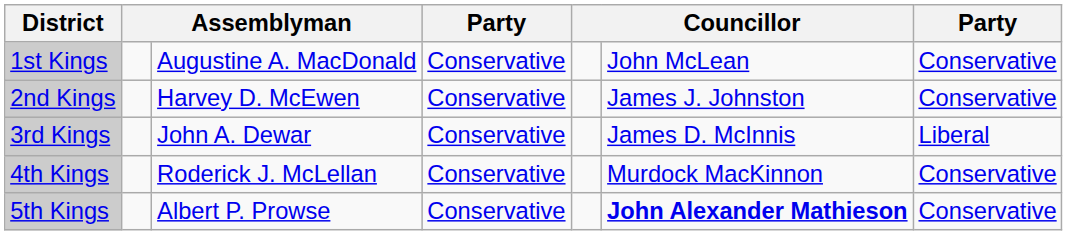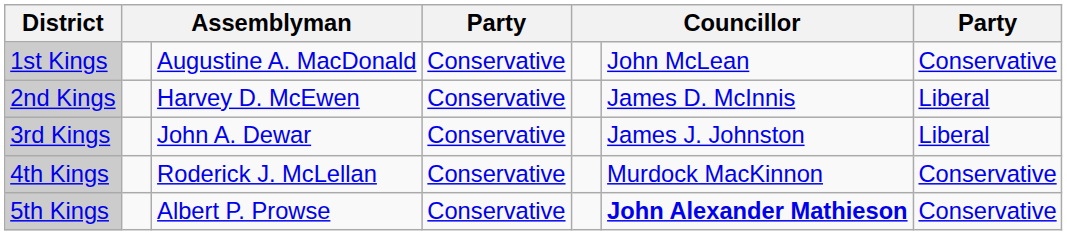(706, 98) James J. Johnston -> (701, 98) James D. McInnis
(988, 98) Conservative -> (954, 98) Liberal
(701, 135) James D. McInnis -> (706, 135) James J. Johnston
